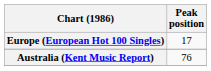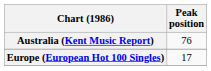rows swapped: (85, 57) <-> (85, 40)
